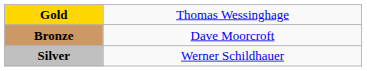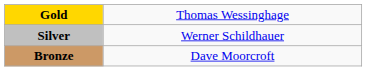rows swapped: (54, 55) <-> (54, 35)
